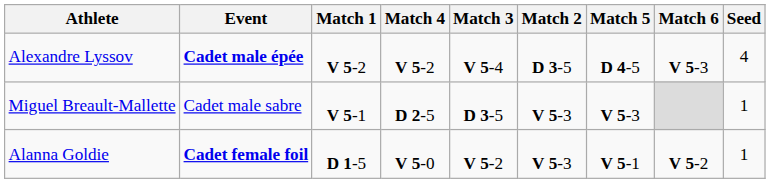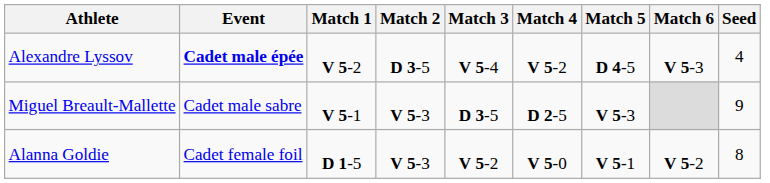columns swapped: (552, 19) <-> (415, 19)
(744, 105) 1 -> (739, 105) 9
(246, 154) bold -> (243, 154) normal
(744, 154) 1 -> (739, 154) 8
